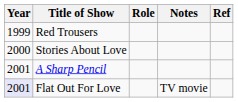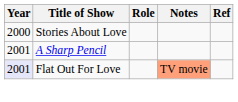- row: (67, 32)
(184, 87) no background -> (184, 69) lightsalmon background
